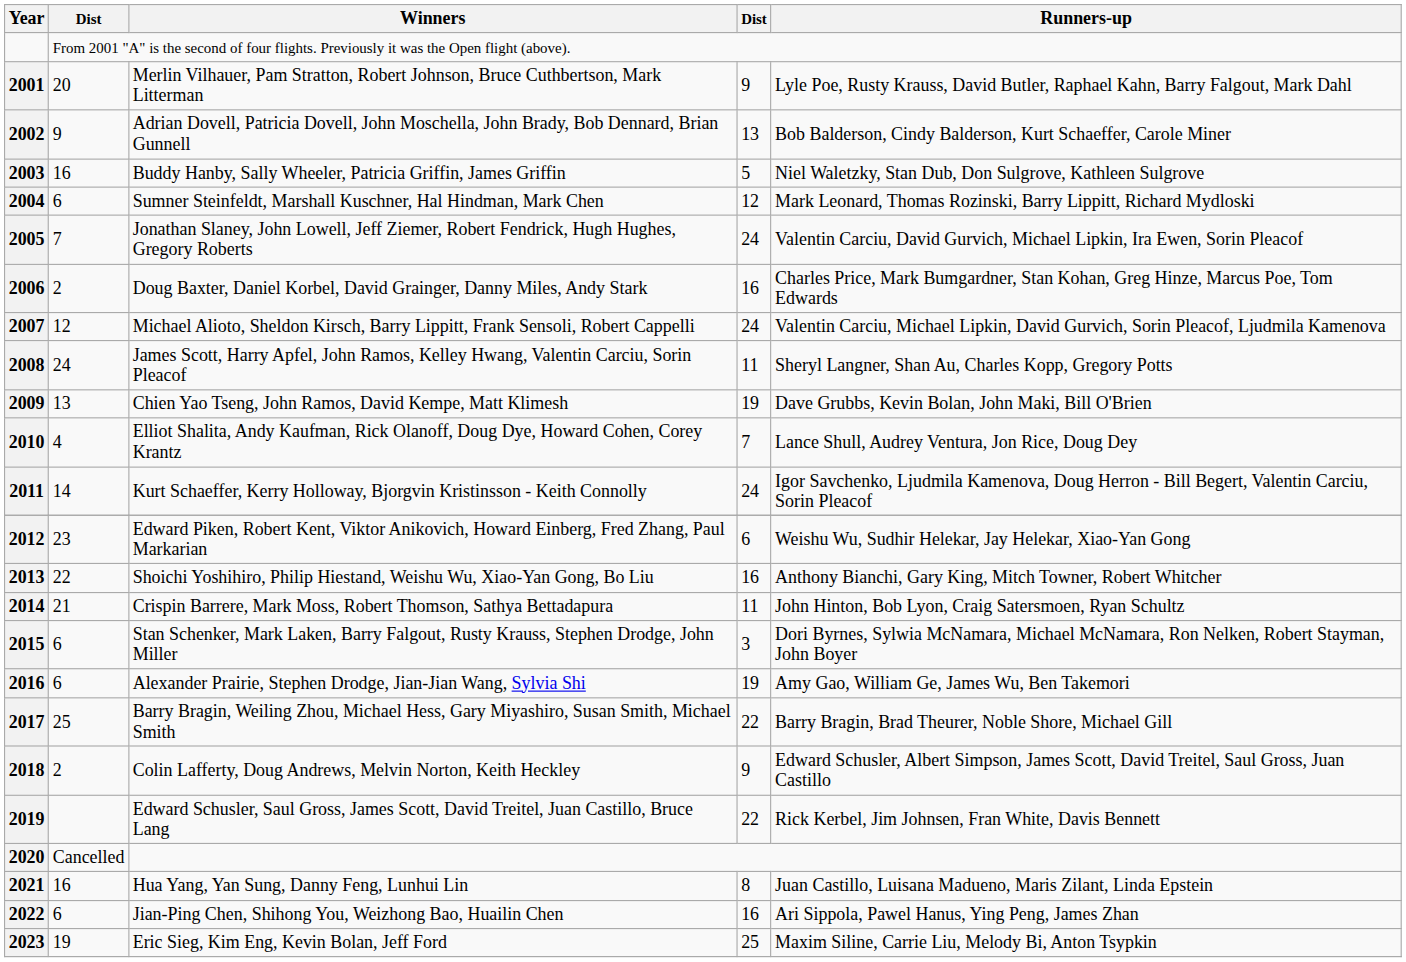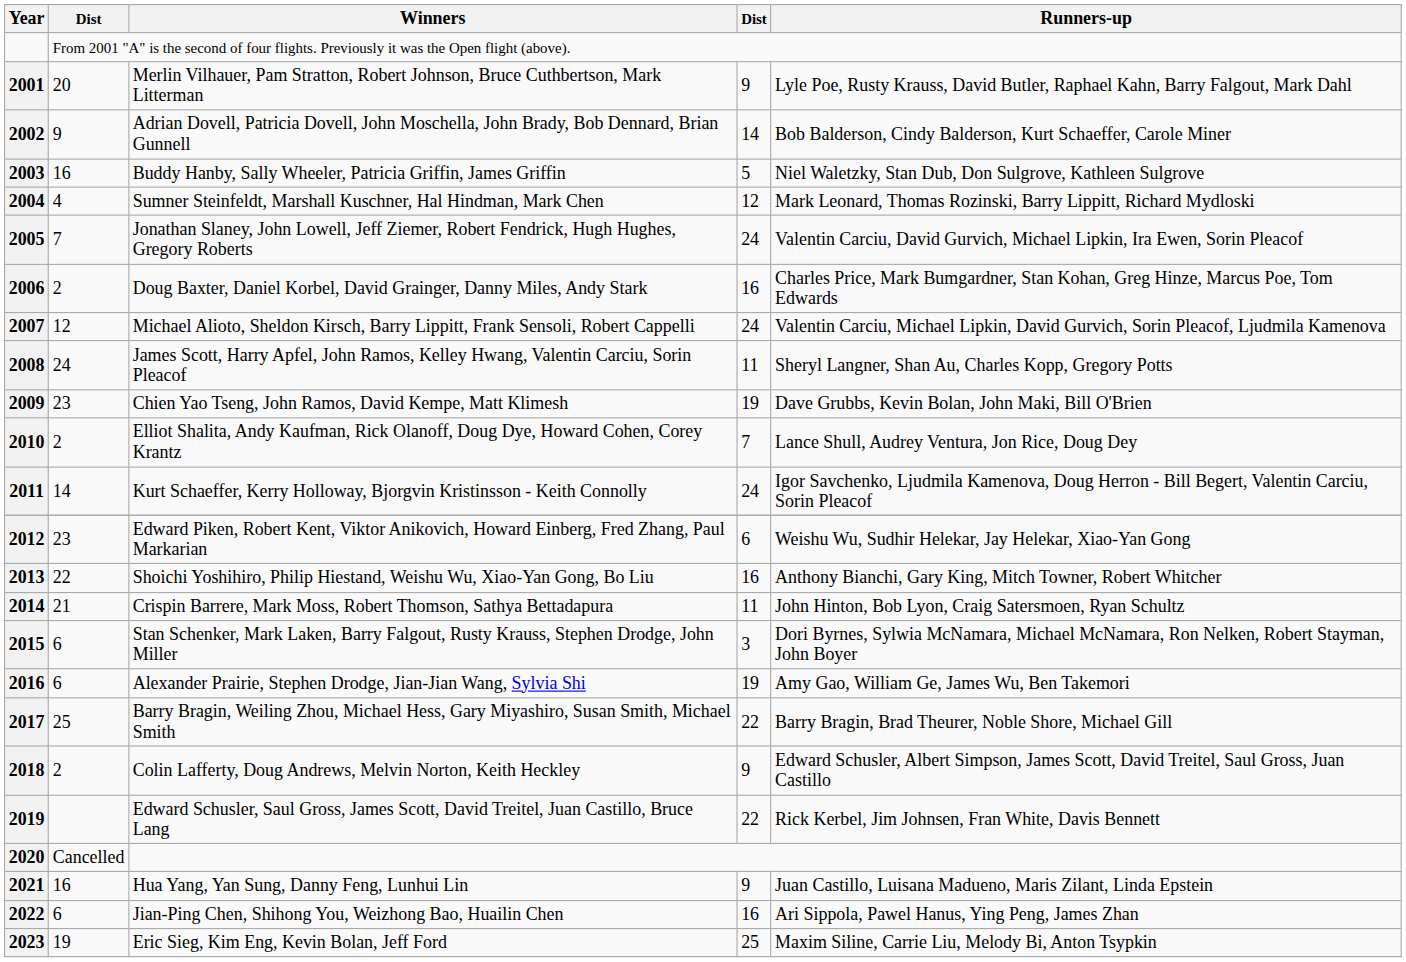(750, 134) 13 -> (750, 134) 14
(57, 201) 6 -> (57, 201) 4
(62, 403) 13 -> (62, 403) 23
(57, 442) 4 -> (57, 442) 2
(746, 885) 8 -> (746, 885) 9
